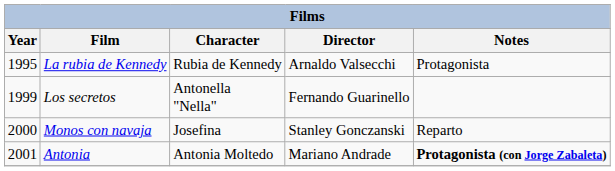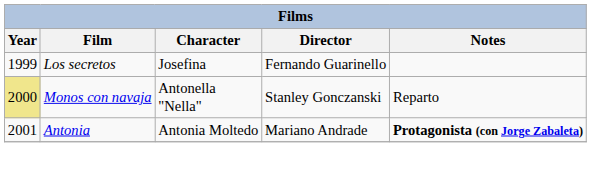- row: (105, 64)
(202, 97) Antonella "Nella" -> (182, 64) Josefina
(22, 130) no background -> (22, 97) khaki background
(197, 130) Josefina -> (187, 97) Antonella "Nella"
